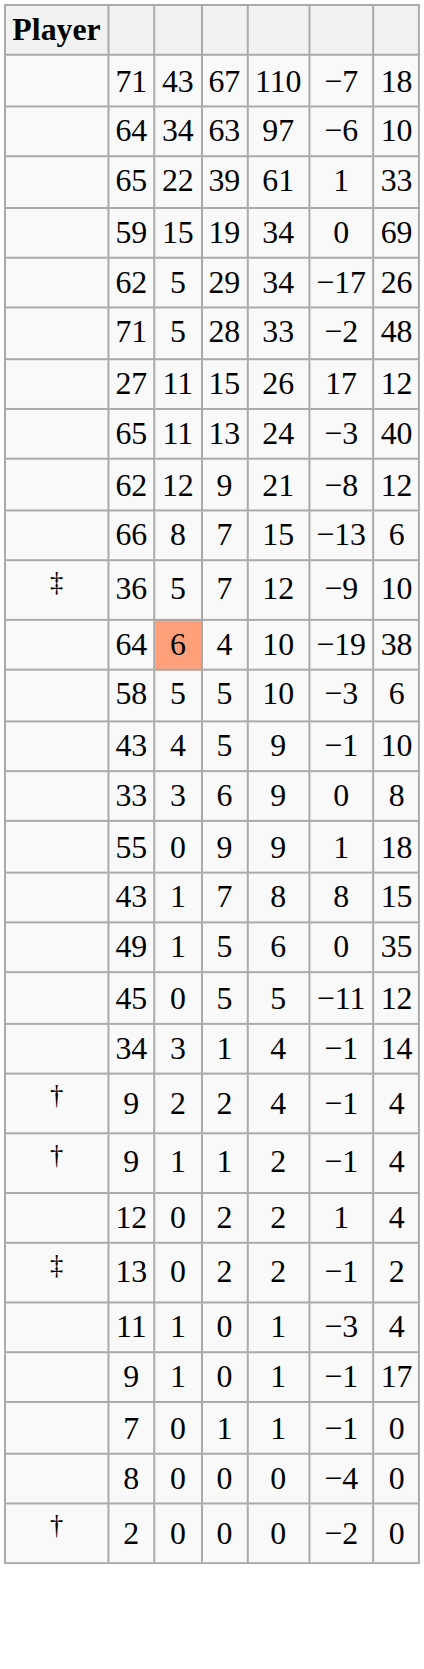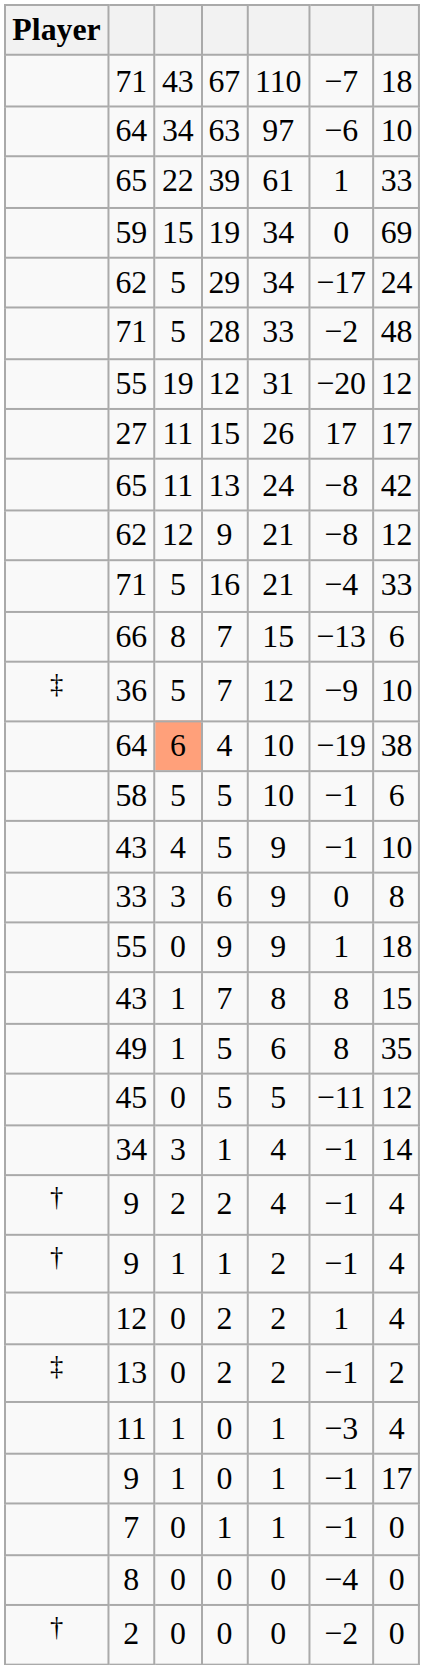(397, 282) 26 -> (397, 282) 24
+ row: (131, 383)
(397, 383) 12 -> (397, 433) 17
(341, 433) −3 -> (341, 484) −8
(397, 433) 40 -> (397, 484) 42
+ row: (131, 585)
(341, 694) −3 -> (341, 795) −1
(341, 947) 0 -> (341, 1048) 8
